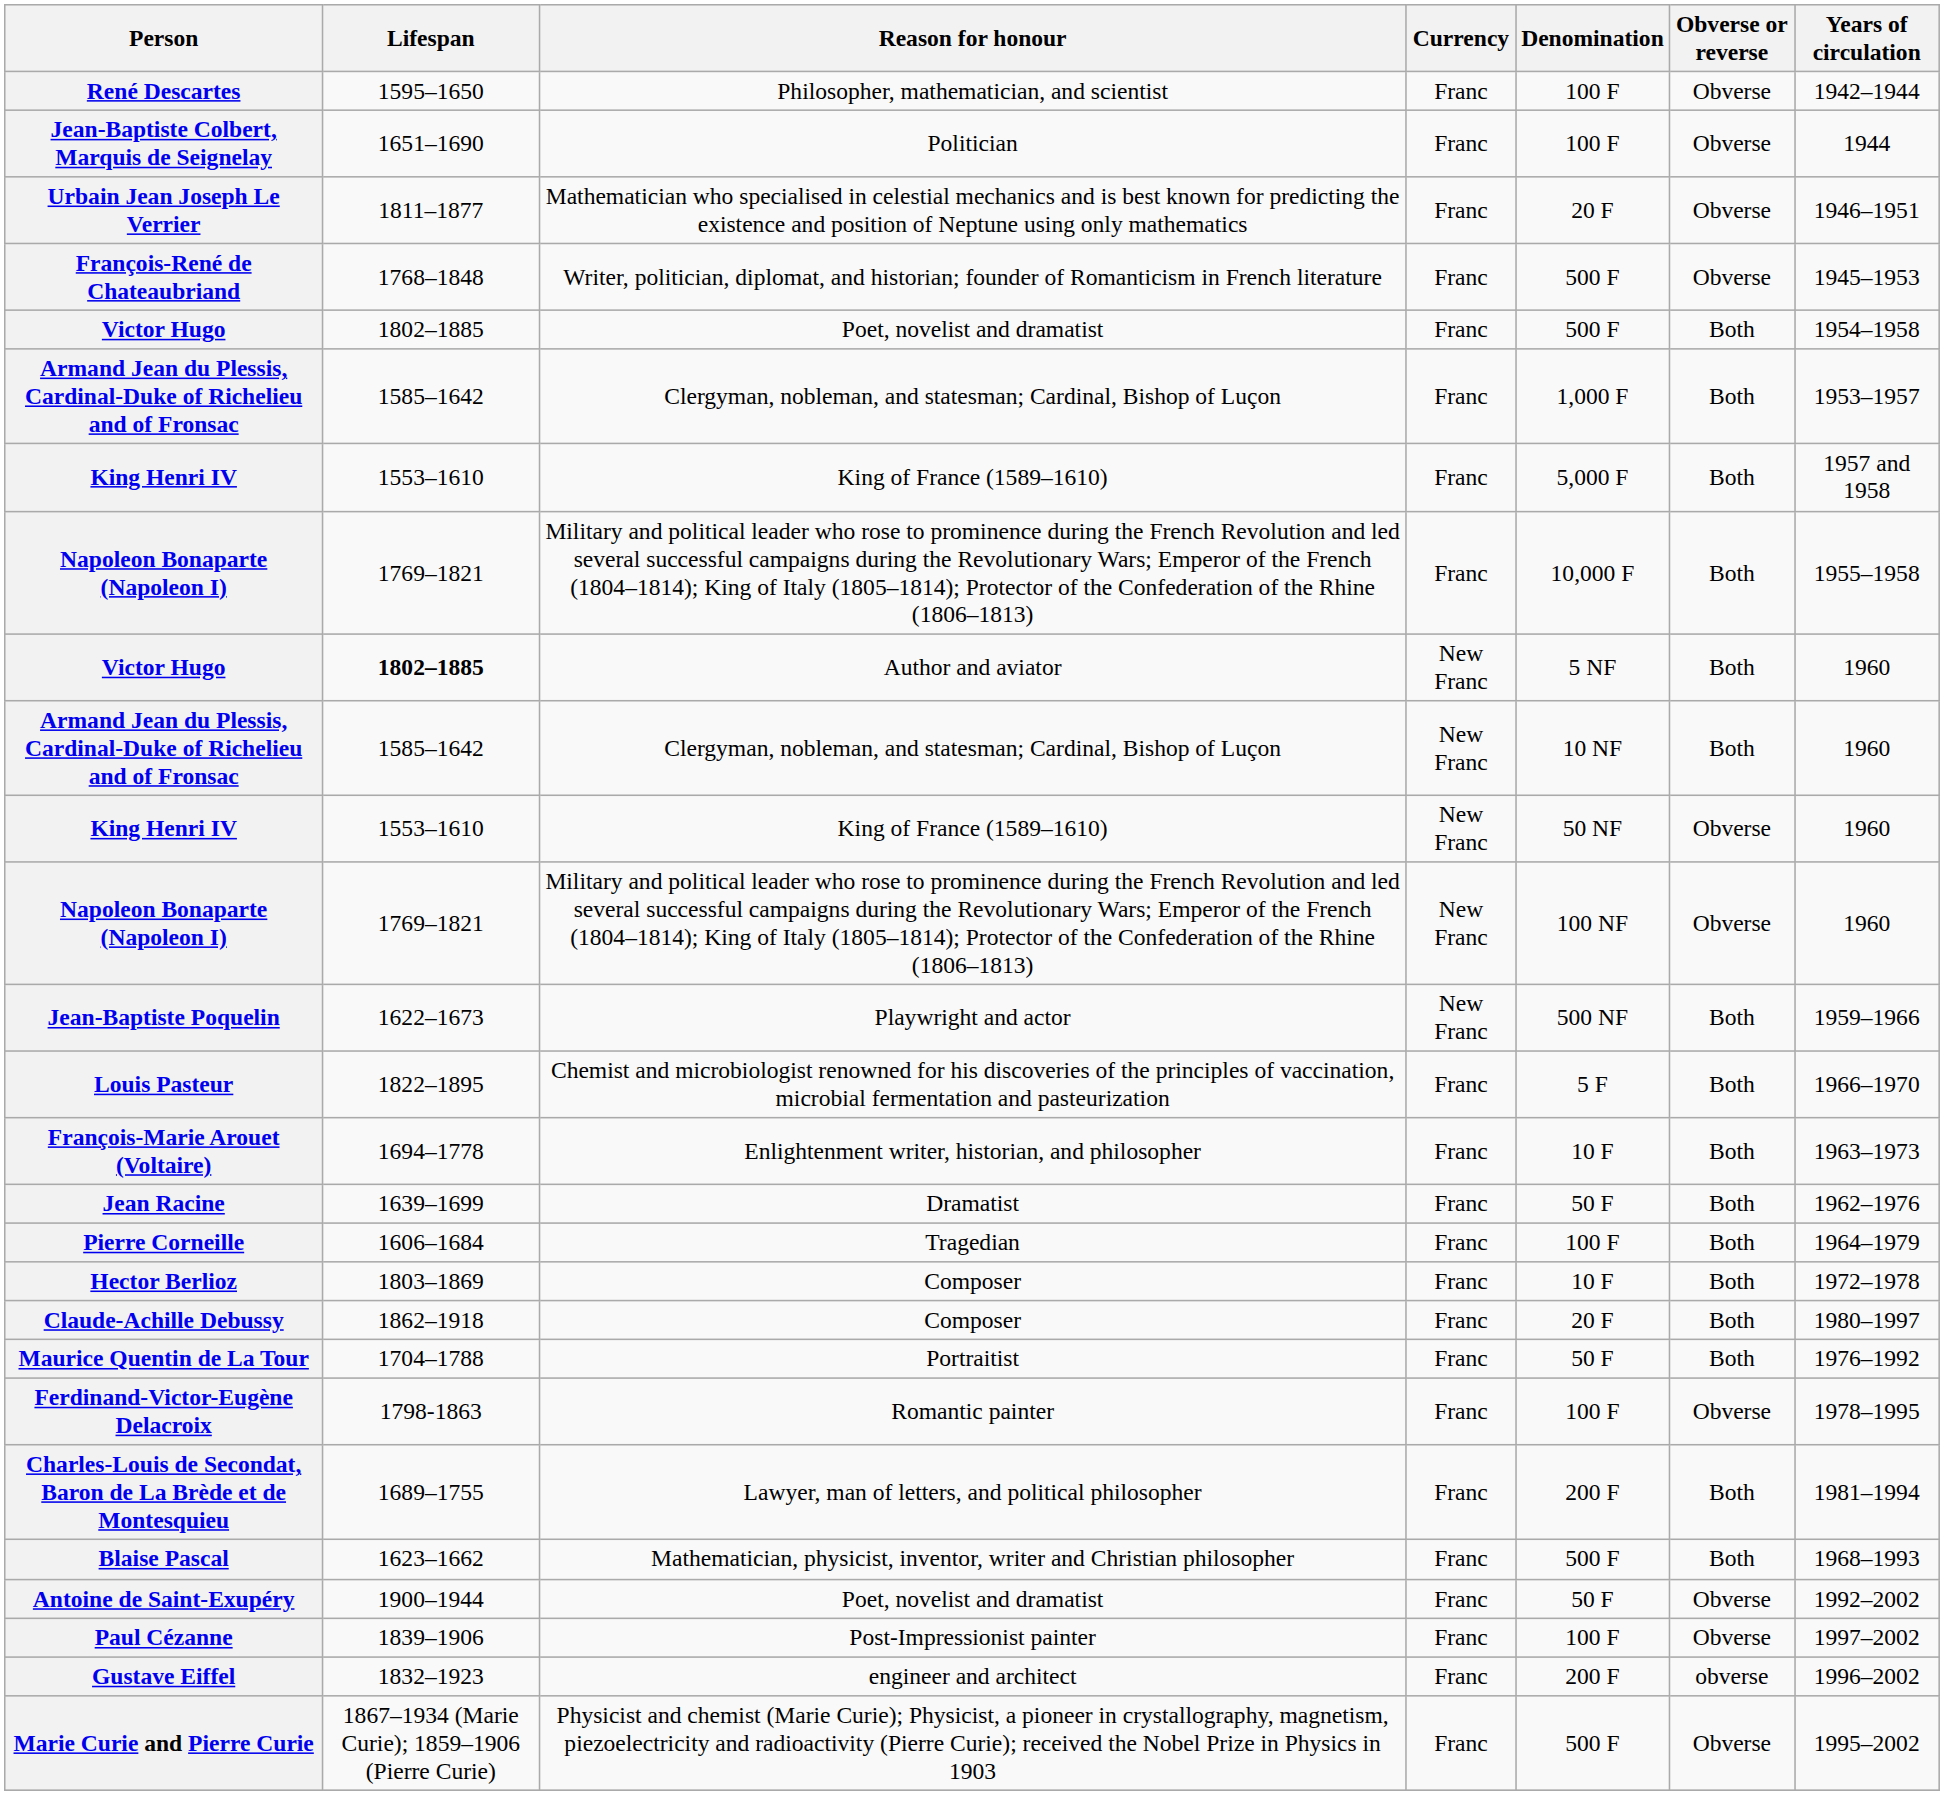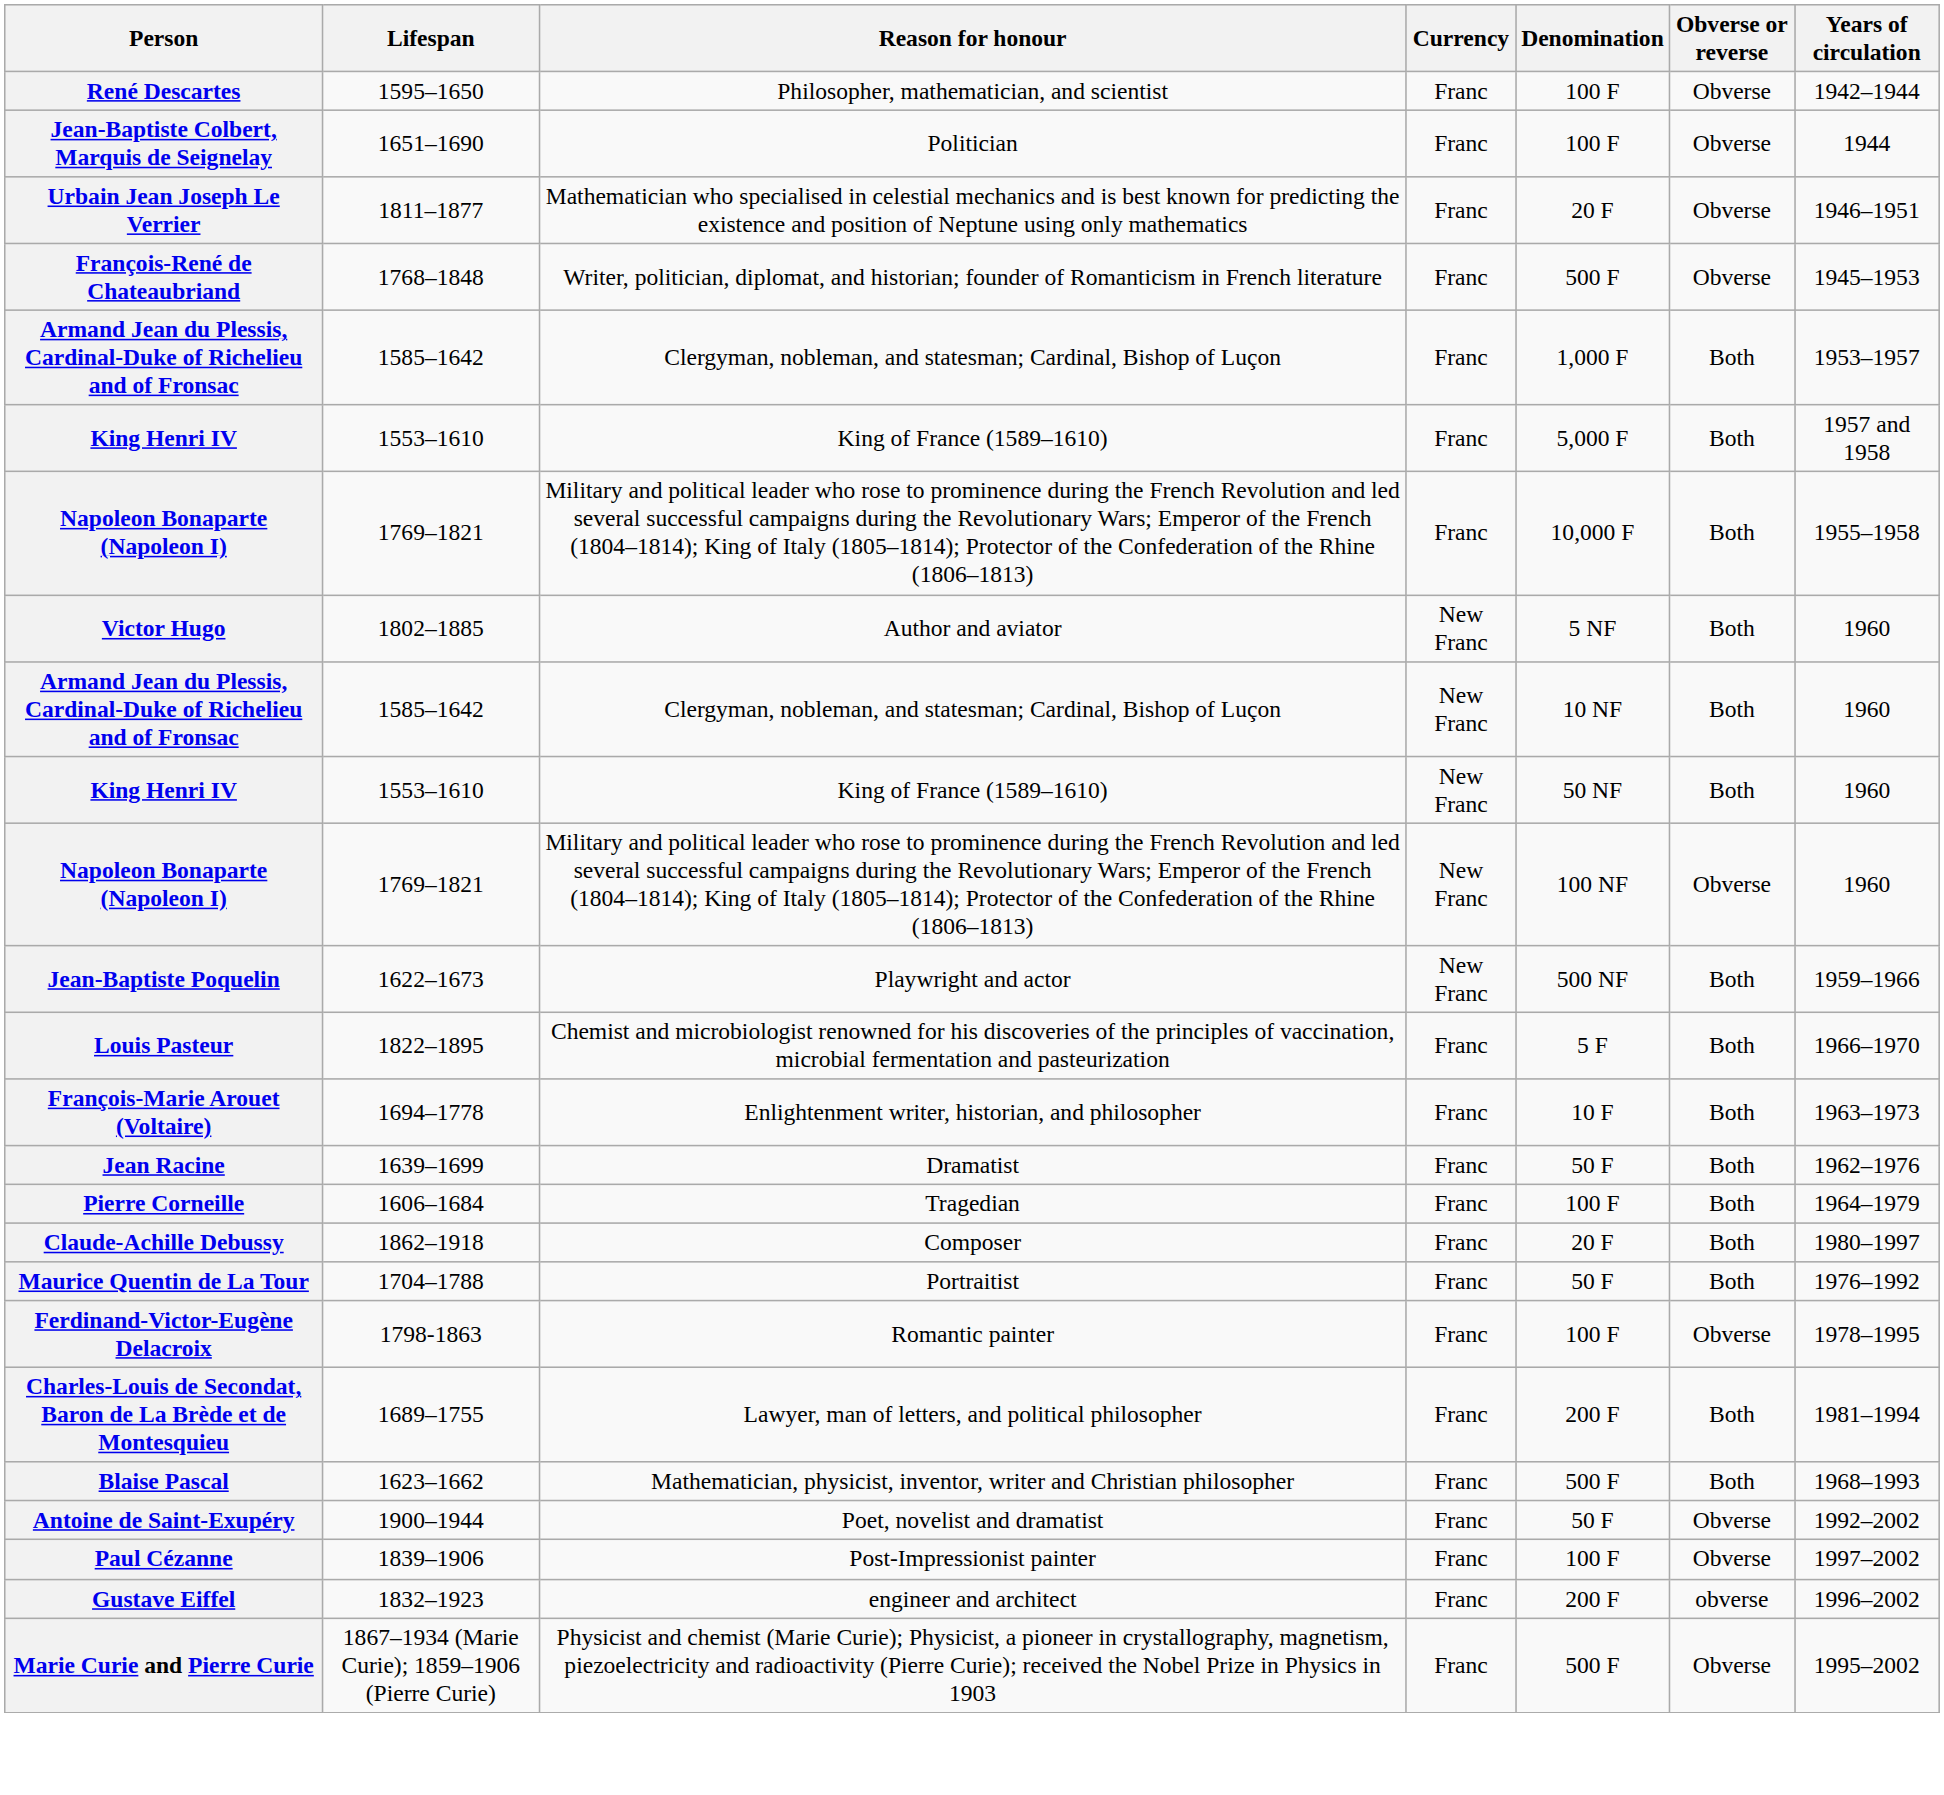- row: (164, 329)
(431, 666) bold -> (431, 627) normal
(1732, 828) Obverse -> (1732, 789) Both
- row: (164, 1281)
